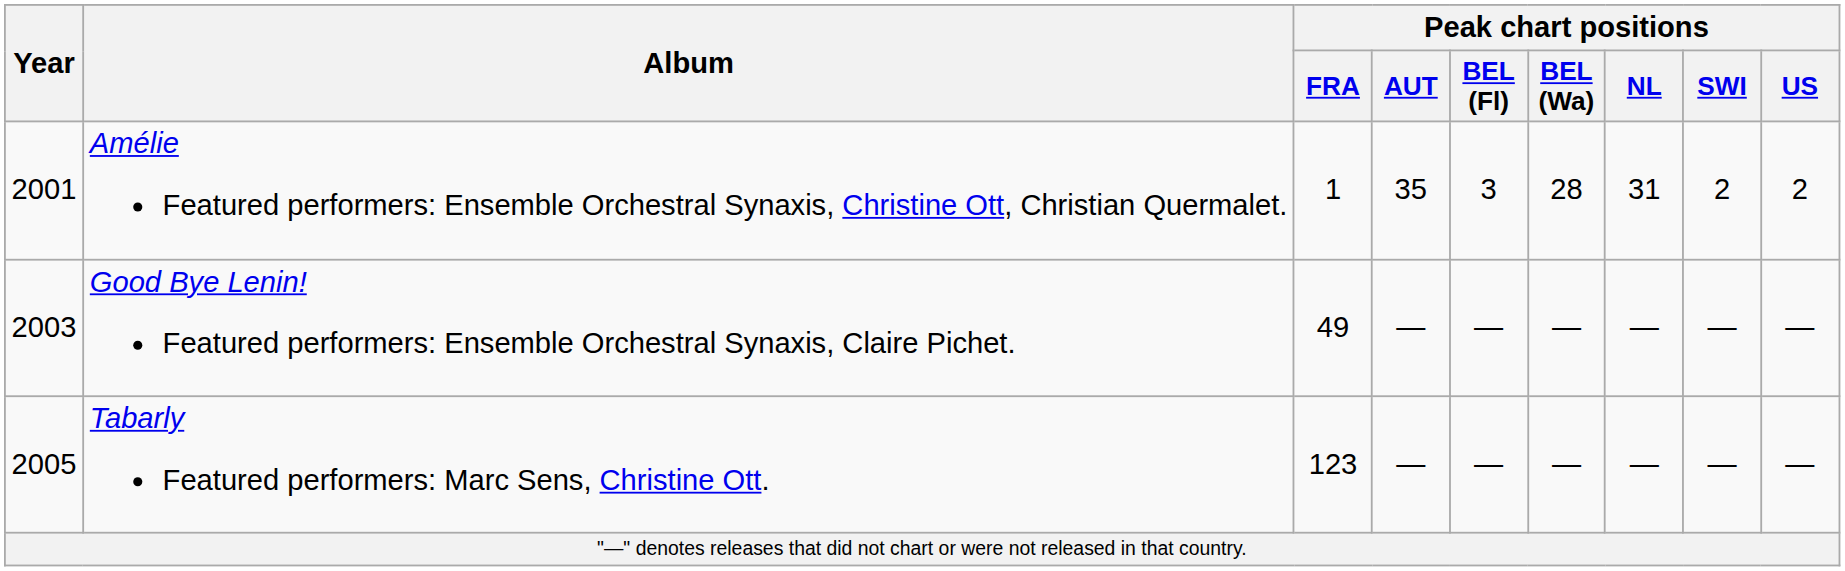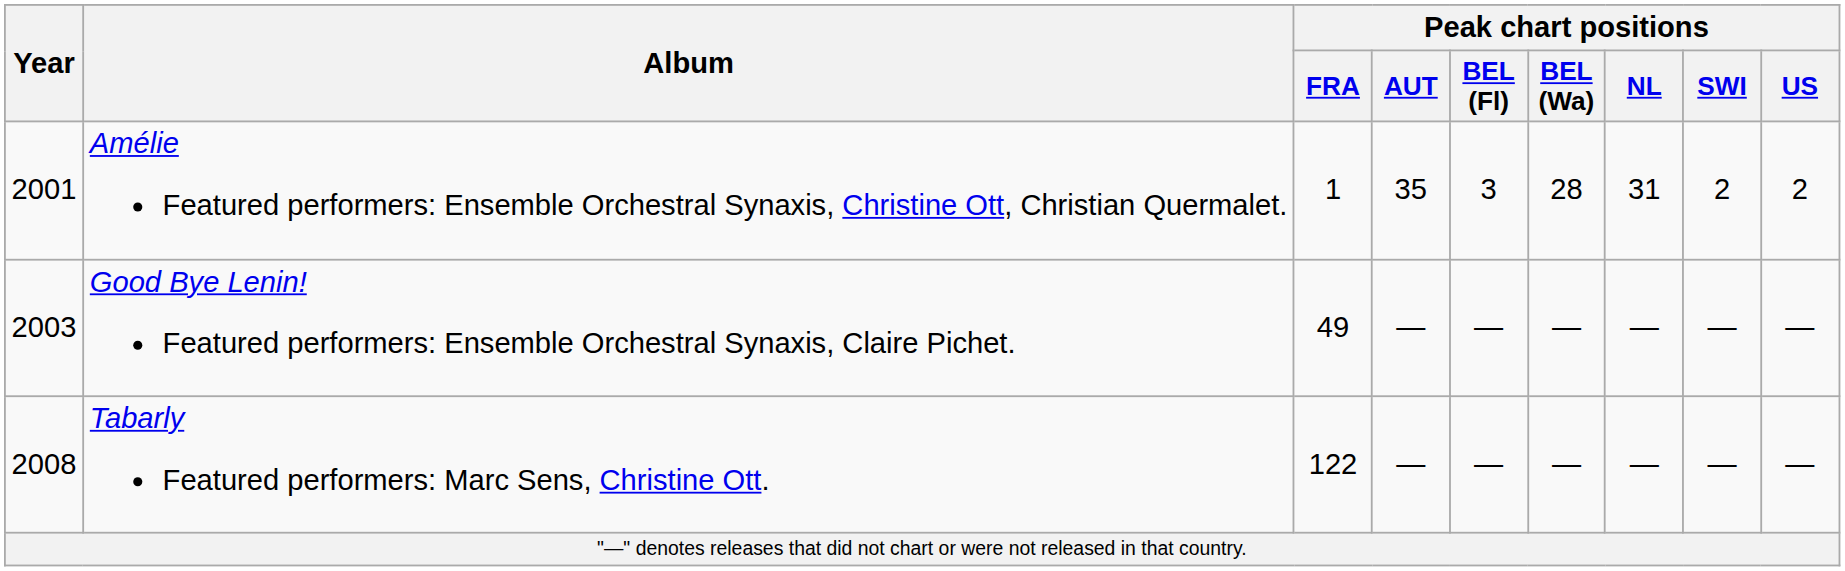(44, 464) 2005 -> (44, 464) 2008
(1333, 464) 123 -> (1333, 464) 122
